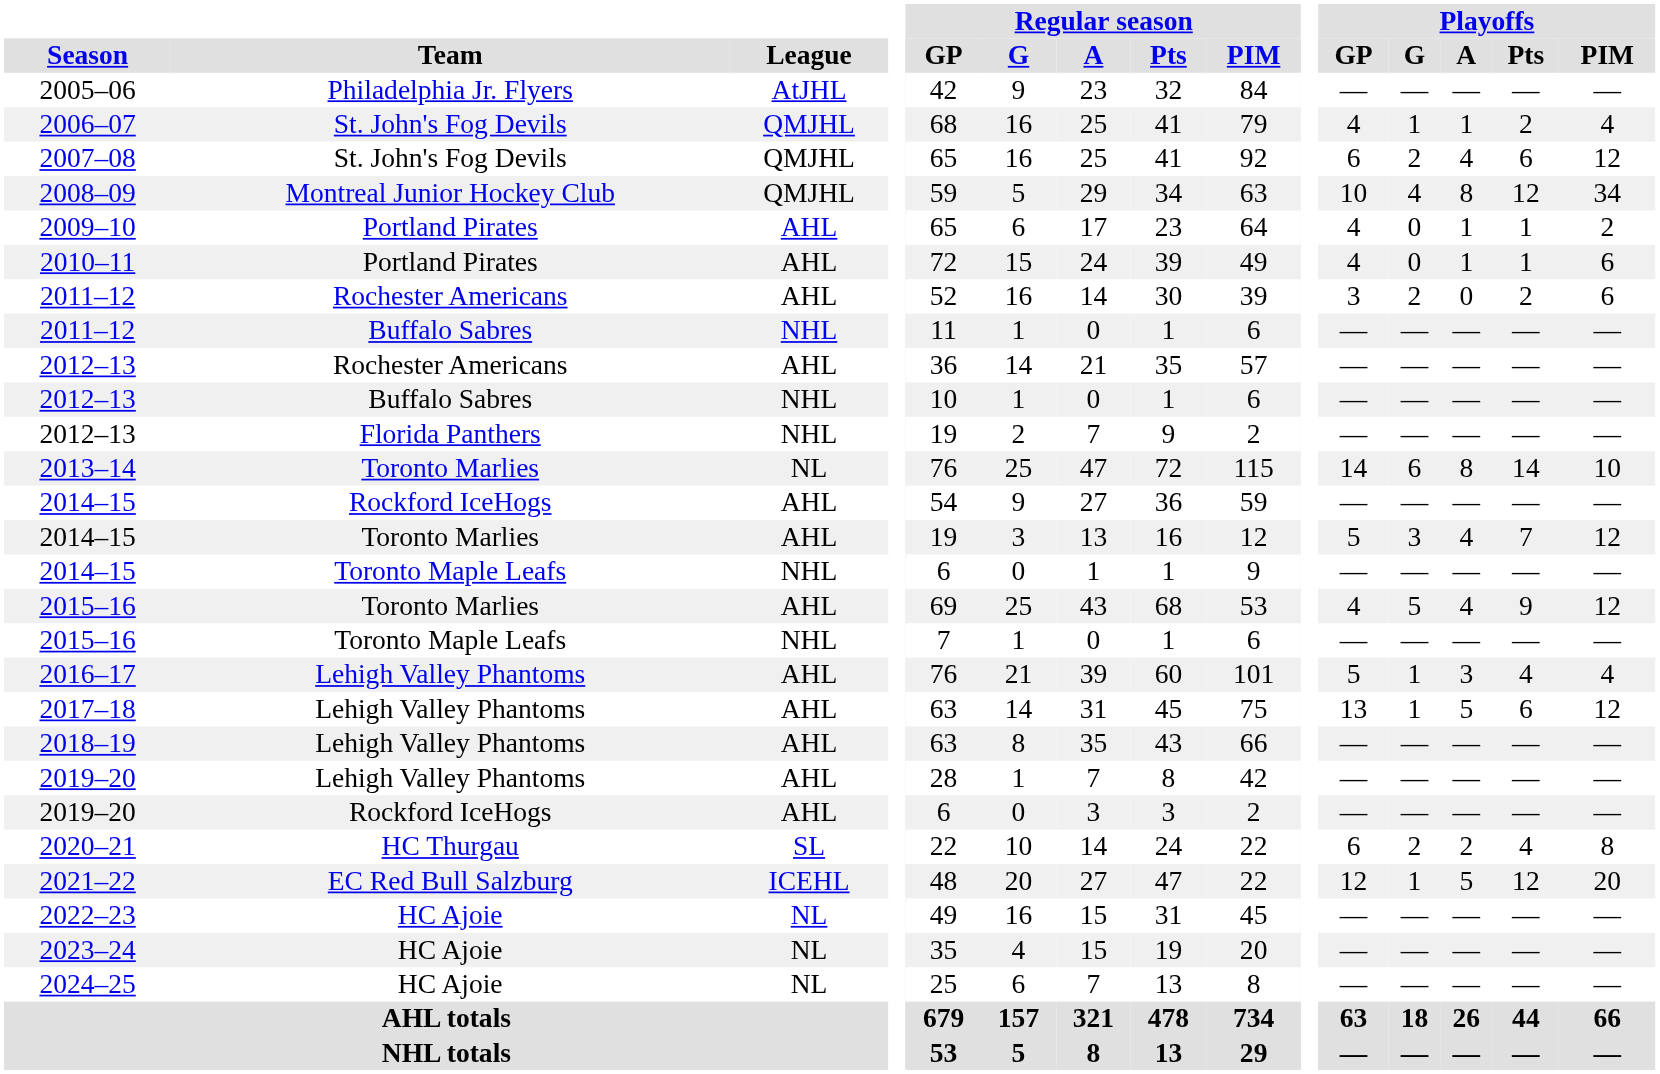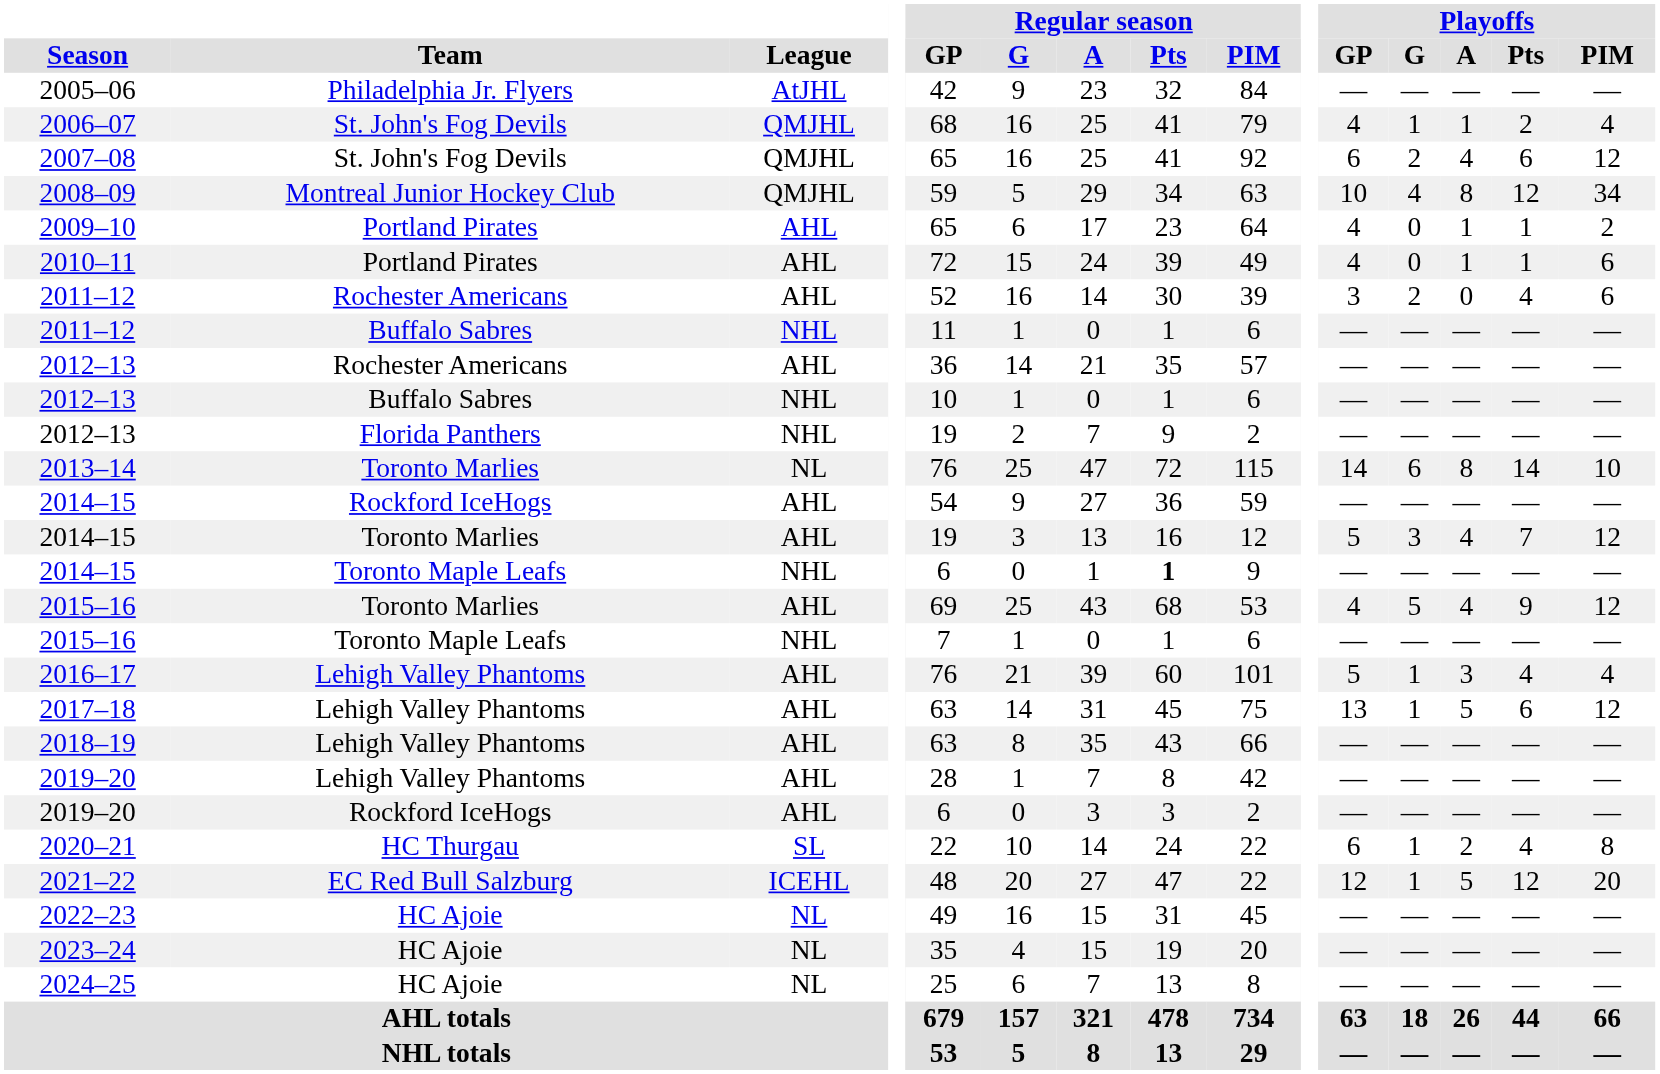(1526, 296) 2 -> (1526, 296) 4
(1168, 571) normal -> (1168, 571) bold
(1414, 846) 2 -> (1414, 846) 1
